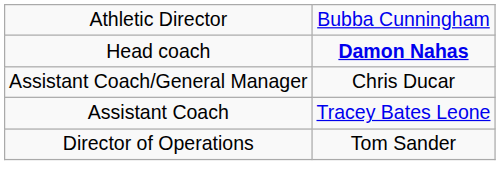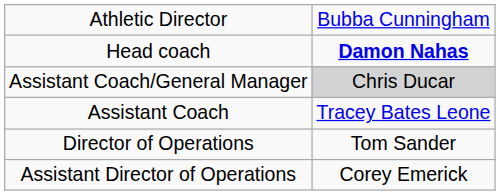(403, 81) no background -> (403, 81) lightgrey background
+ row: (158, 174)
